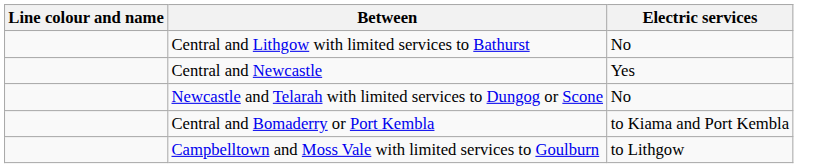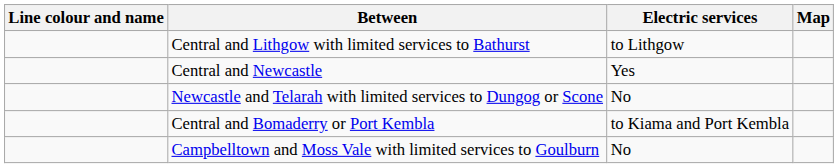+ column: (813, 17)
(621, 44) No -> (647, 44) to Lithgow
(647, 149) to Lithgow -> (621, 149) No
